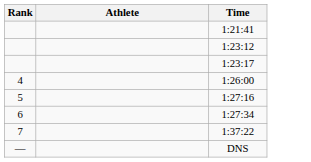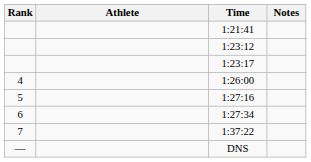+ column: (286, 13)
